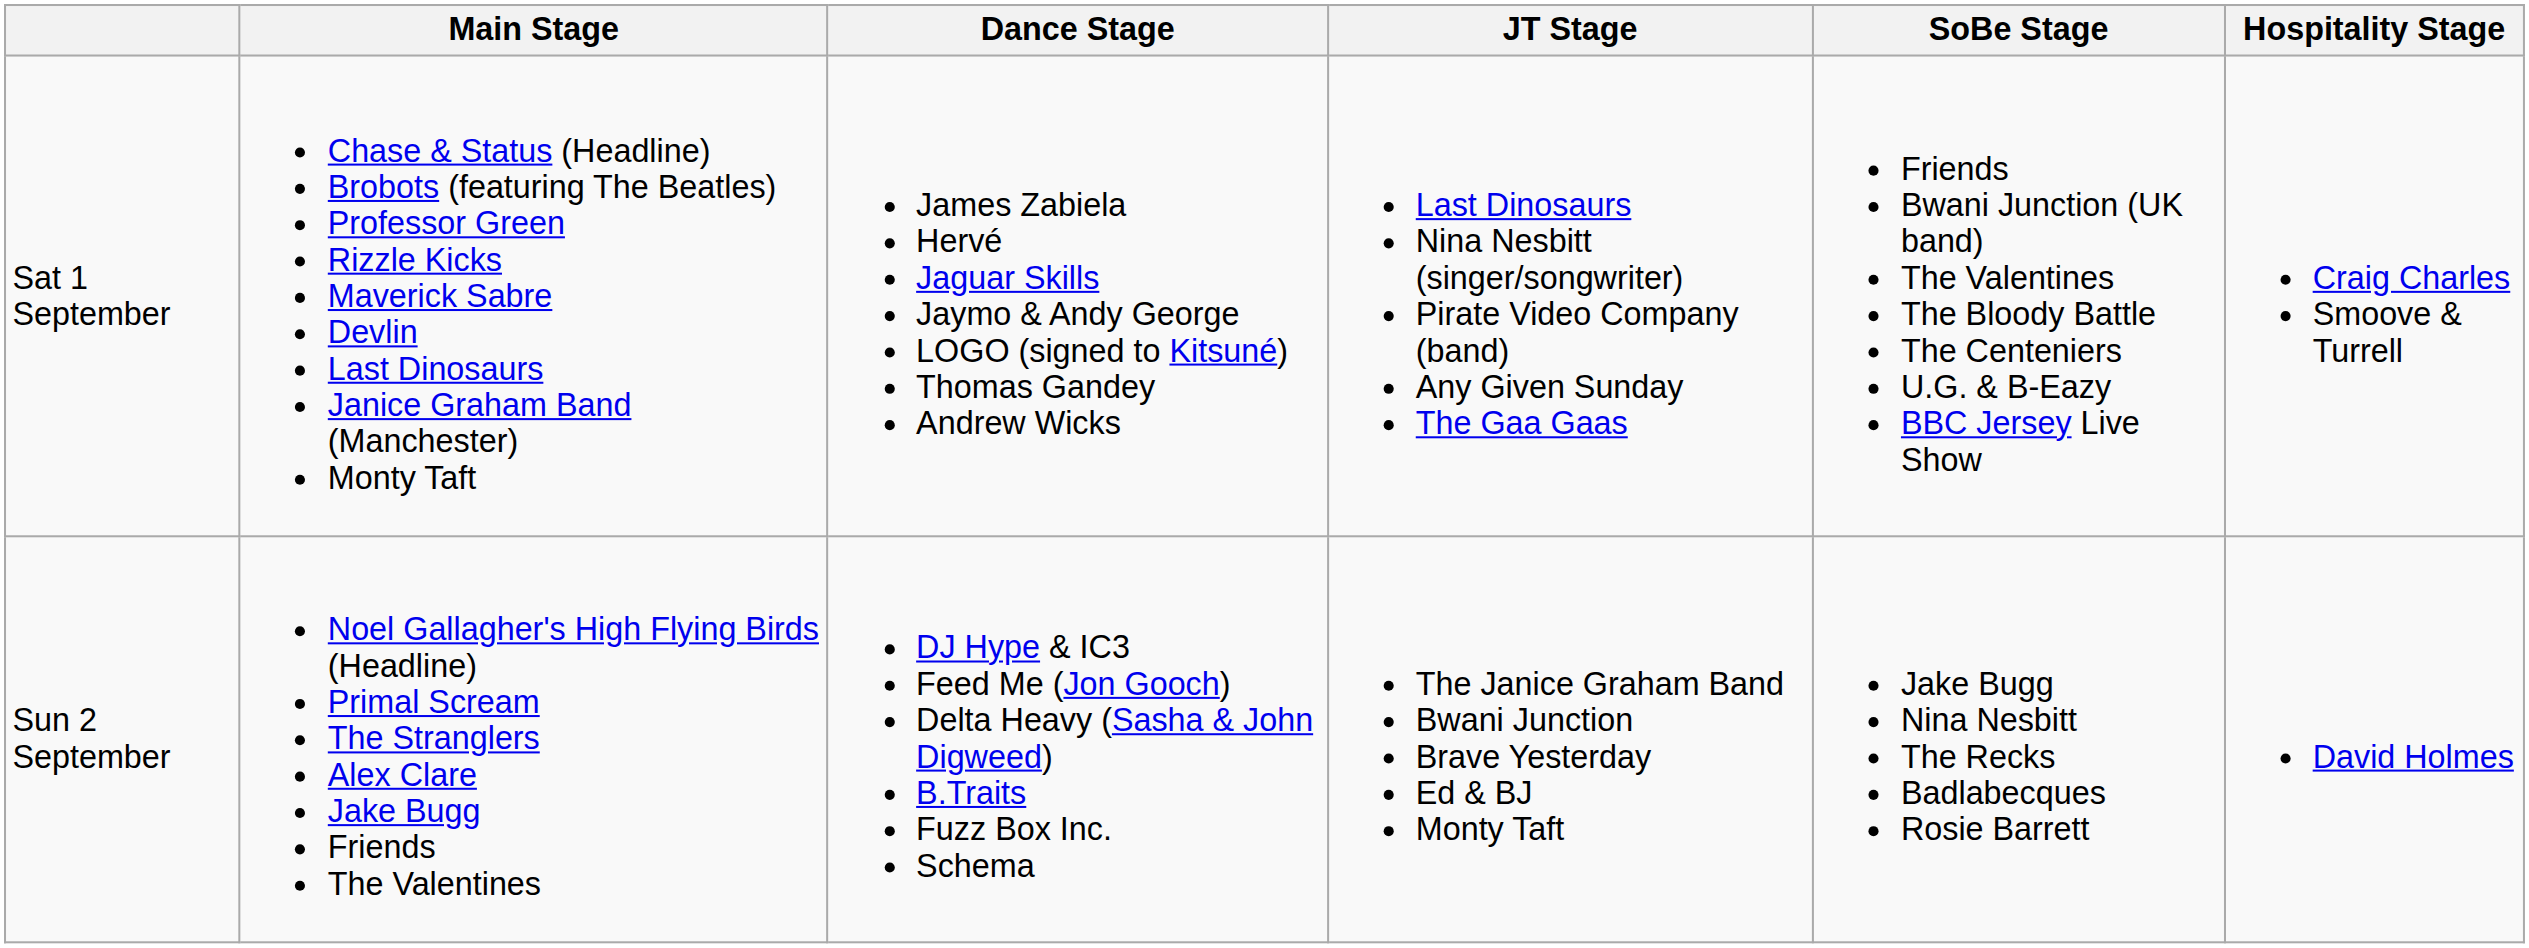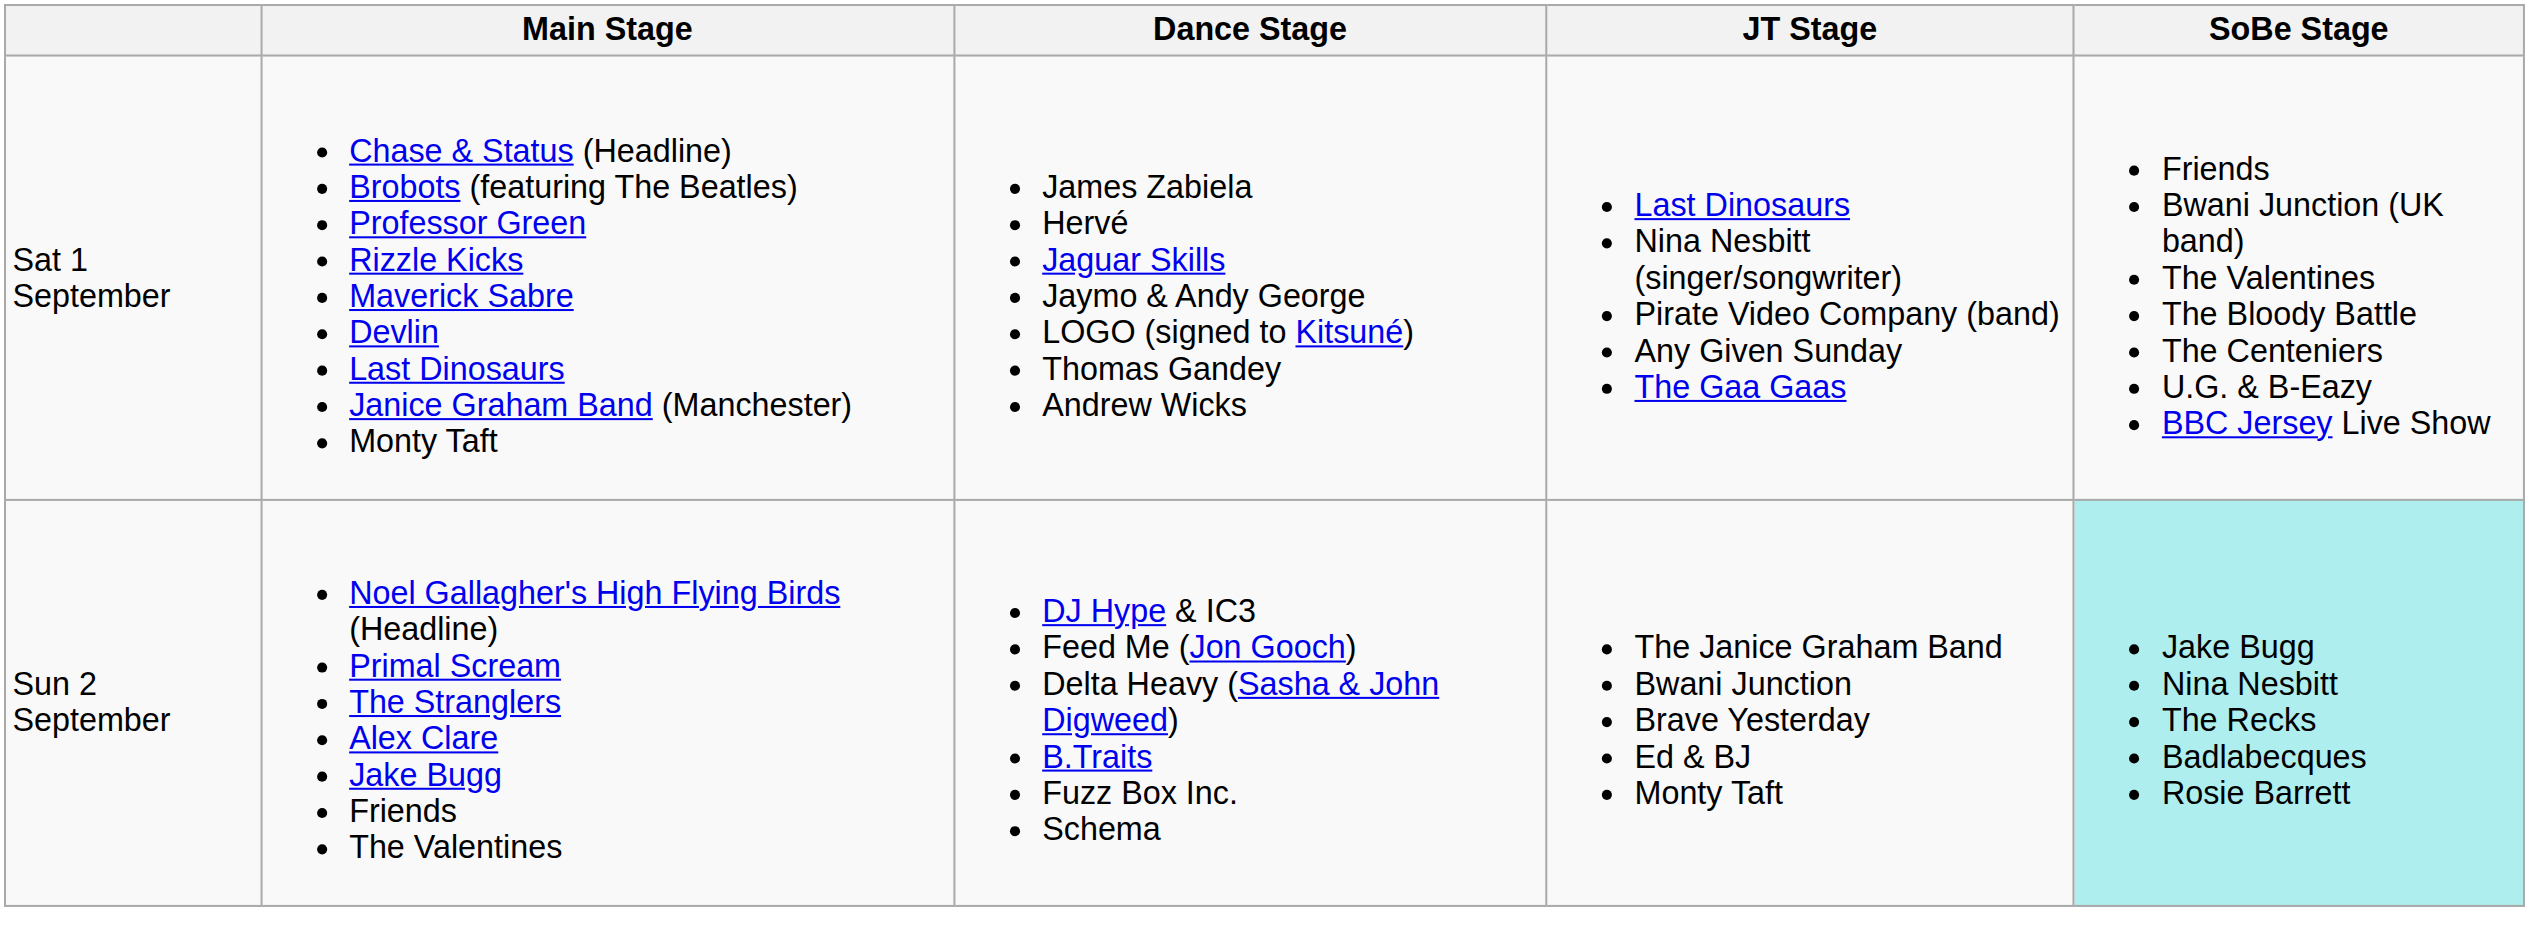- column: (2374, 30)
(2019, 757) no background -> (2299, 721) paleturquoise background
